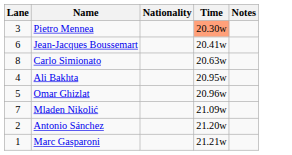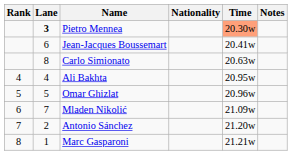+ column: (19, 12)
(18, 28) normal -> (46, 28) bold
